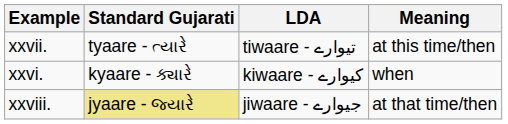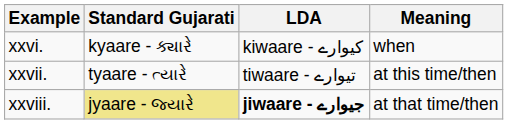rows swapped: (26, 75) <-> (28, 46)
(302, 104) normal -> (304, 104) bold
